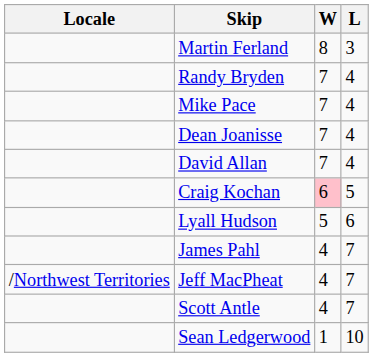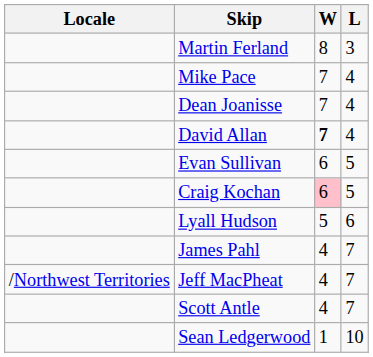- row: (231, 76)
(323, 163) normal -> (323, 134) bold
+ row: (230, 163)
